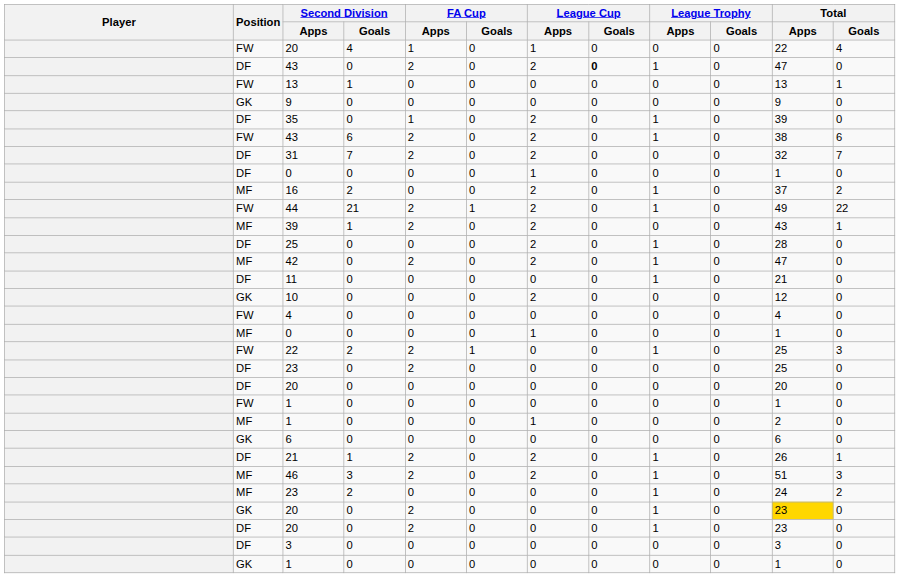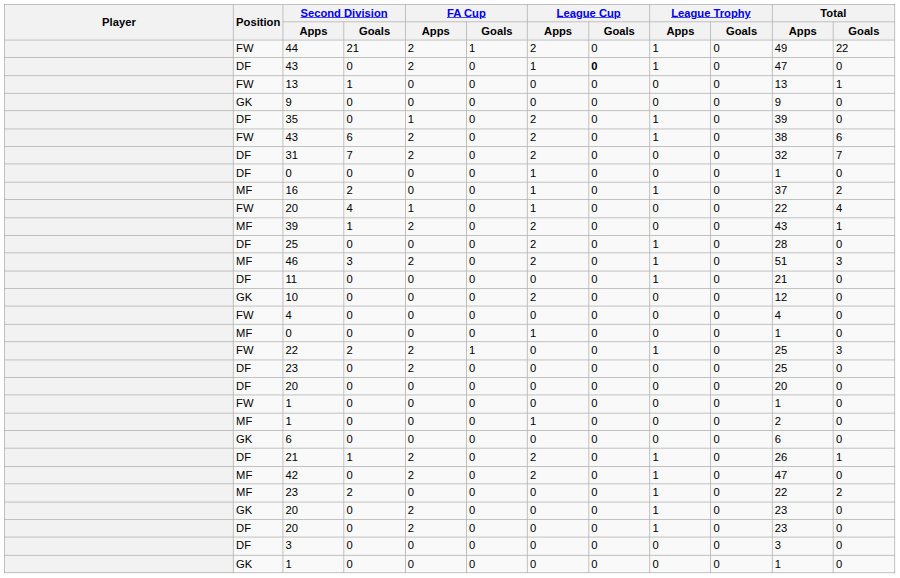rows swapped: (245, 208) <-> (245, 48)
(533, 66) 2 -> (533, 66) 1
(533, 191) 2 -> (533, 191) 1
rows swapped: (244, 262) <-> (244, 475)
(781, 492) 24 -> (781, 492) 22
(781, 510) gold background -> (781, 510) no background
